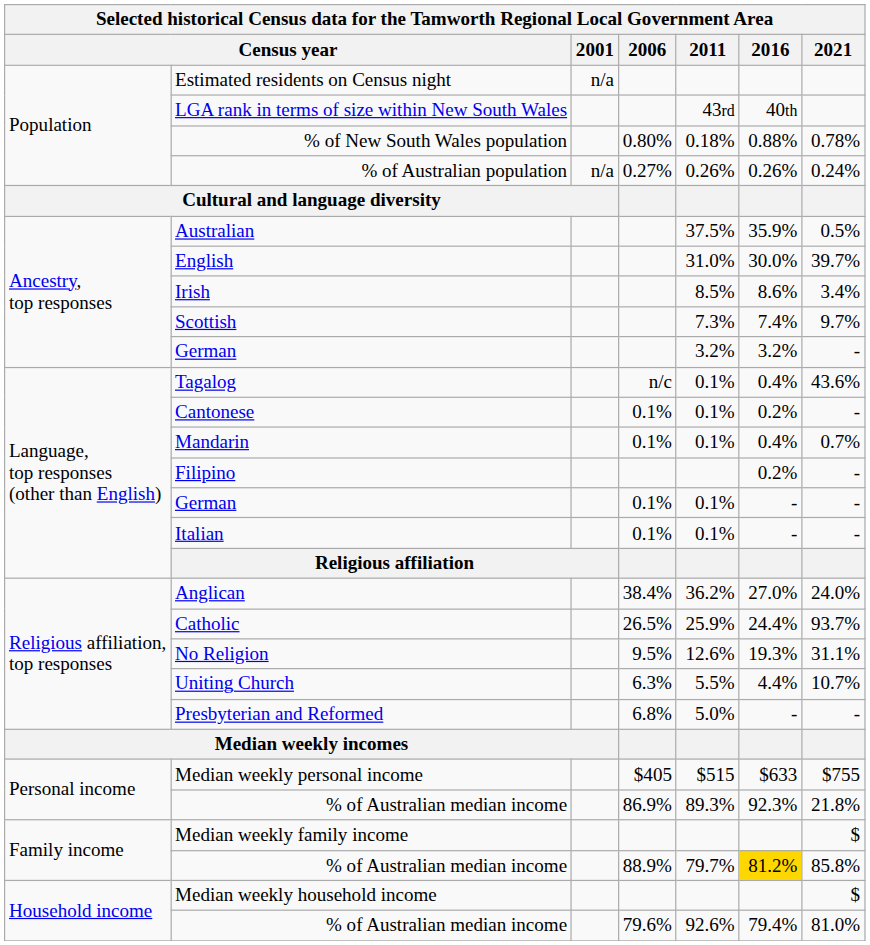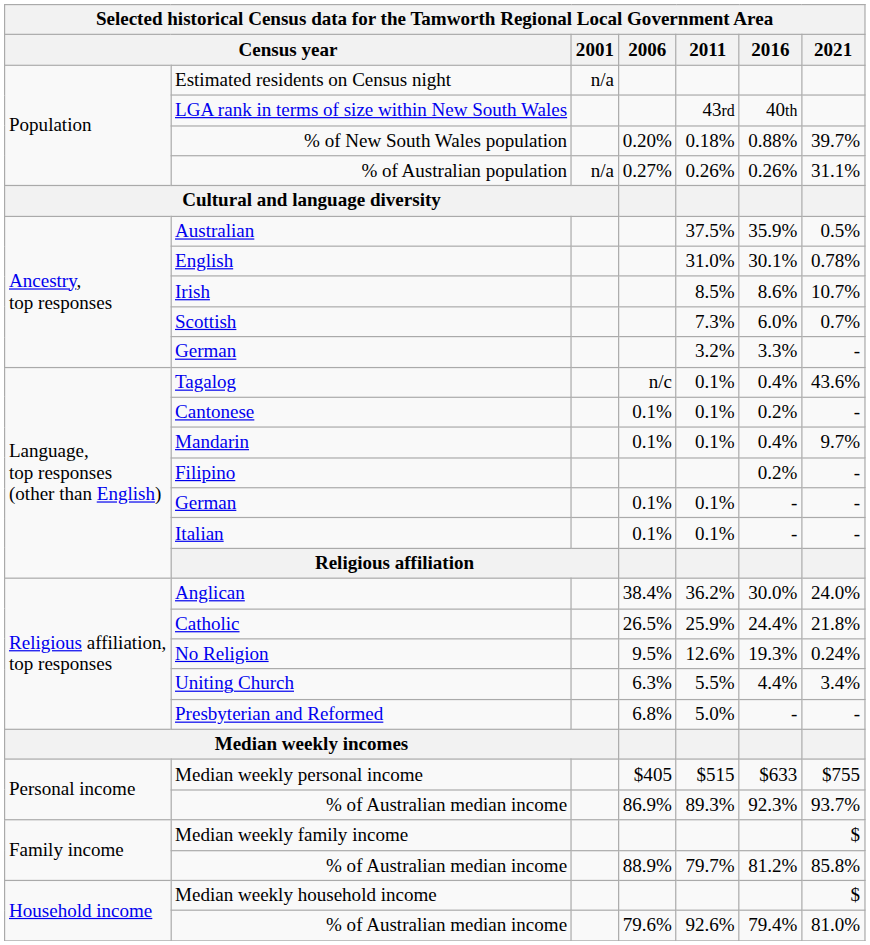(647, 140) 0.80% -> (647, 140) 0.20%
(833, 140) 0.78% -> (833, 140) 39.7%
(833, 170) 0.24% -> (833, 170) 31.1%
(770, 261) 30.0% -> (770, 261) 30.1%
(833, 261) 39.7% -> (833, 261) 0.78%
(838, 291) 3.4% -> (833, 291) 10.7%
(775, 321) 7.4% -> (775, 321) 6.0%
(838, 321) 9.7% -> (838, 321) 0.7%
(775, 351) 3.2% -> (775, 351) 3.3%
(838, 442) 0.7% -> (838, 442) 9.7%
(770, 593) 27.0% -> (770, 593) 30.0%
(833, 623) 93.7% -> (833, 623) 21.8%
(833, 653) 31.1% -> (833, 653) 0.24%
(833, 683) 10.7% -> (838, 683) 3.4%
(833, 804) 21.8% -> (833, 804) 93.7%
(770, 865) gold background -> (770, 865) no background
